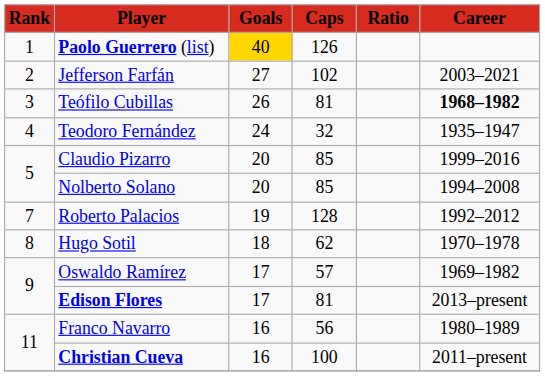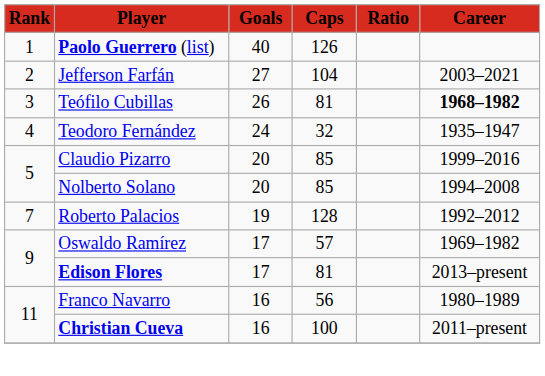(261, 46) gold background -> (261, 46) no background
(324, 74) 102 -> (324, 74) 104
- row: (97, 243)
